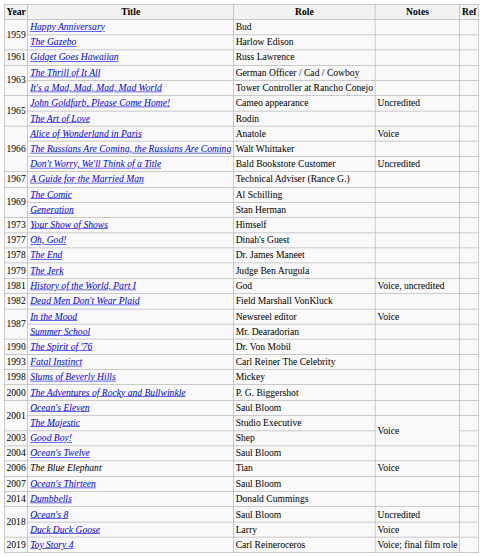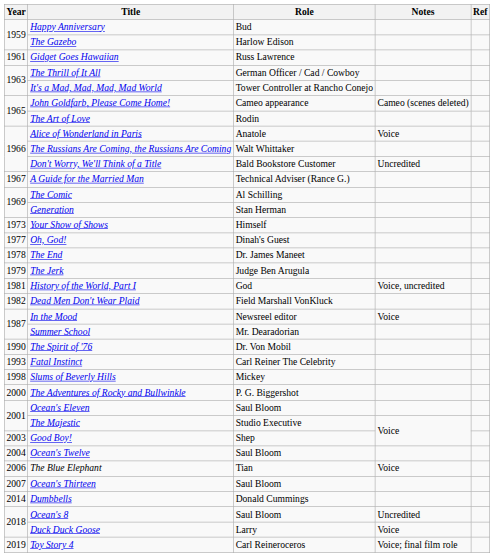(399, 103) Uncredited -> (423, 103) Cameo (scenes deleted)
